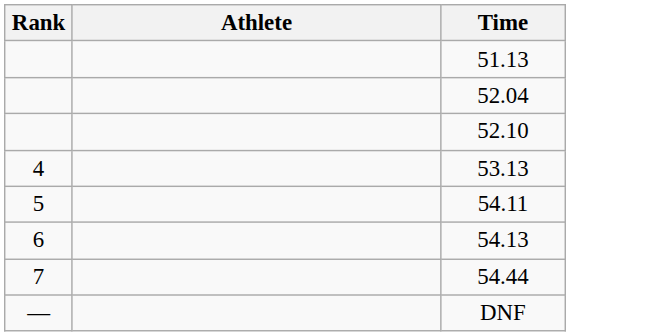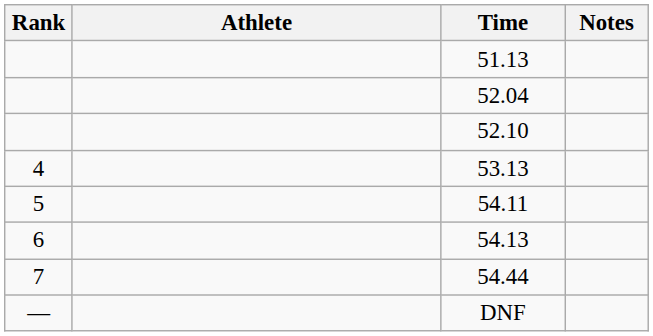+ column: (606, 22)
